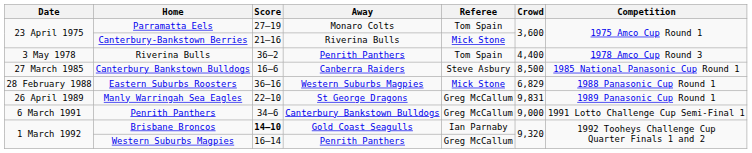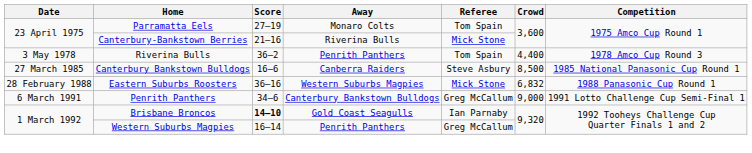(530, 84) 6,829 -> (530, 84) 6,832
- row: (173, 98)
